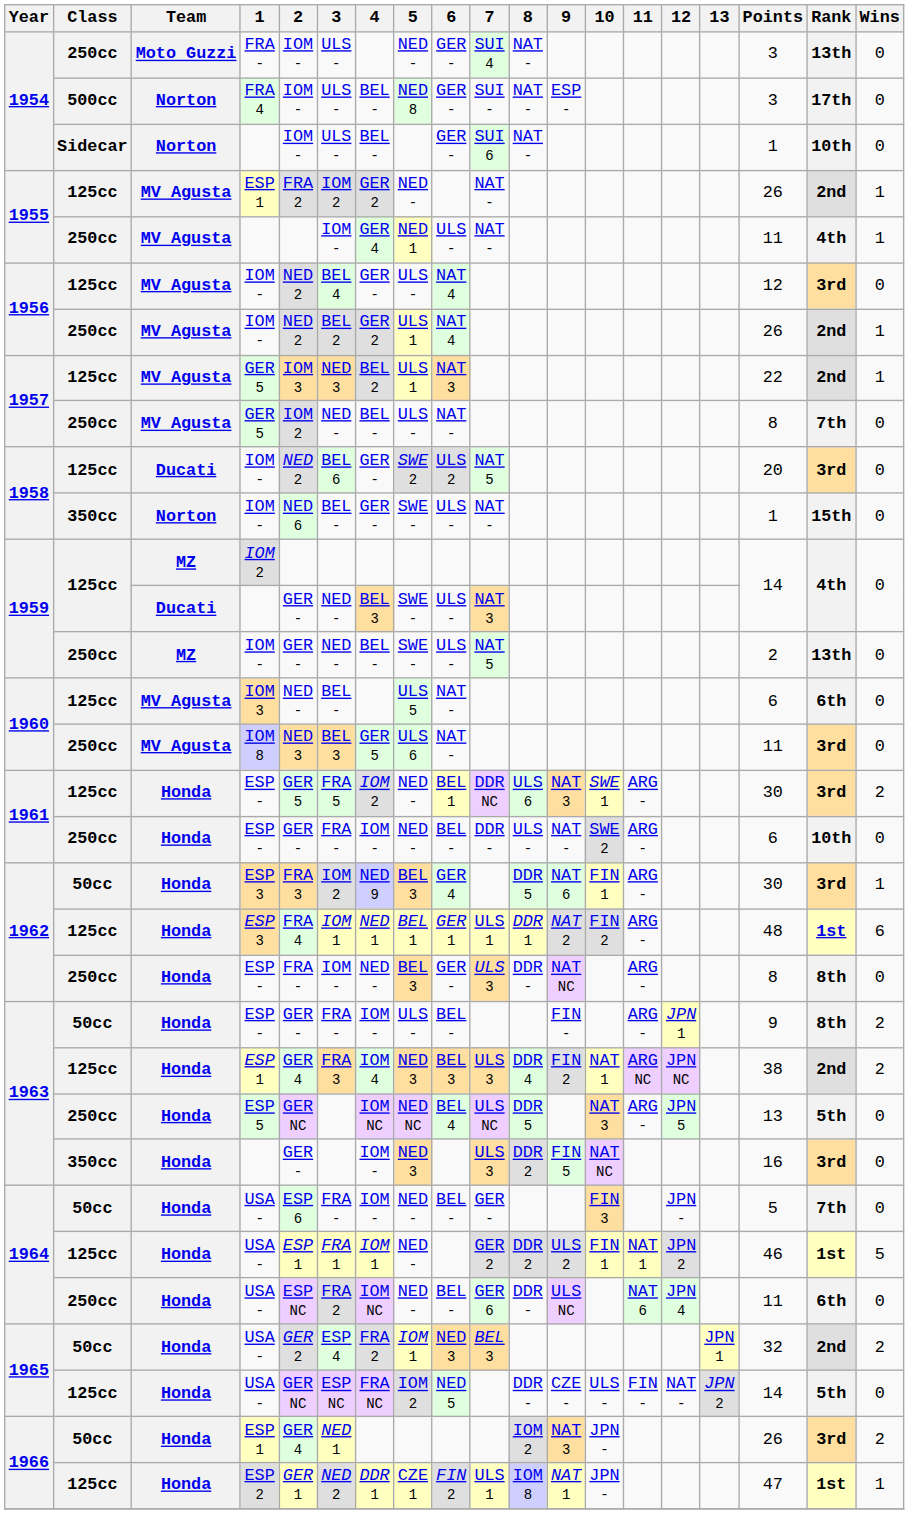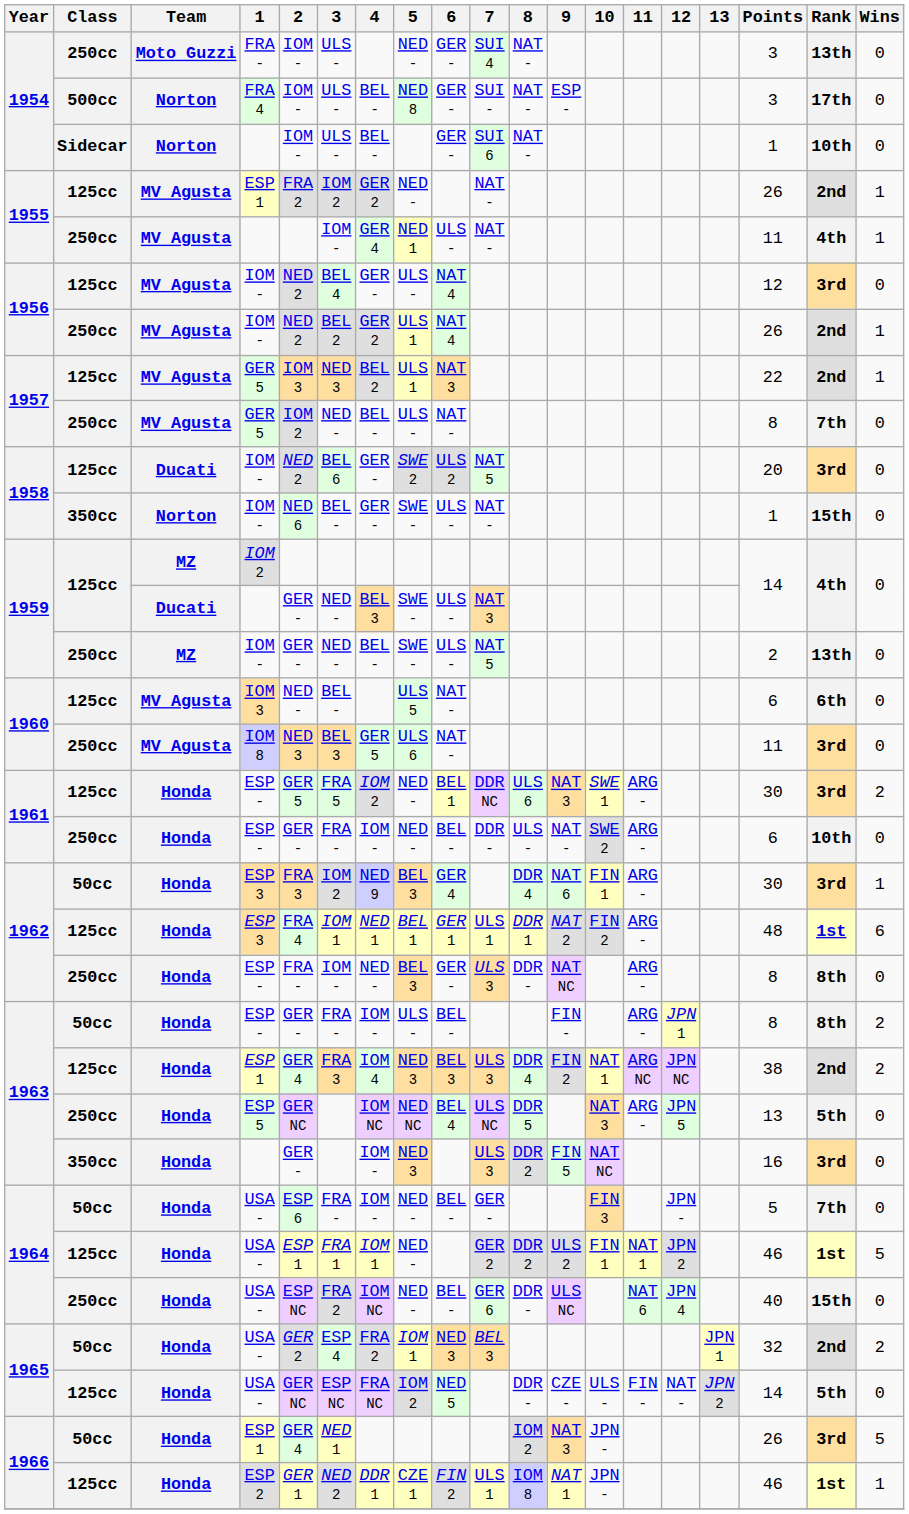(528, 885) DDR 5 -> (528, 885) DDR 4
(773, 1024) 9 -> (773, 1024) 8
(773, 1301) 11 -> (773, 1301) 40
(831, 1301) 6th -> (831, 1301) 15th
(880, 1440) 2 -> (880, 1440) 5
(773, 1486) 47 -> (773, 1486) 46
